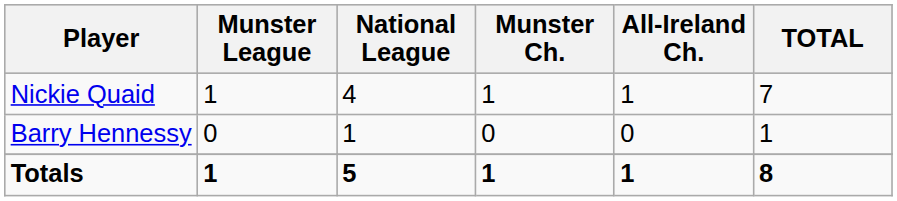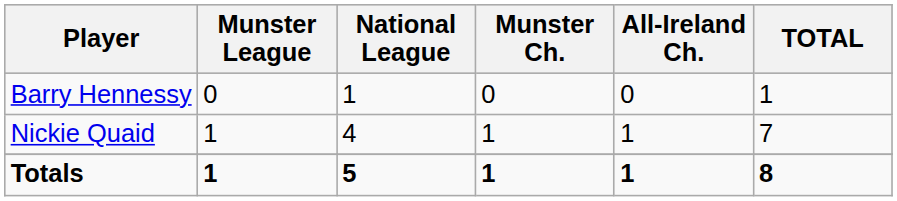rows swapped: (83, 93) <-> (101, 133)
